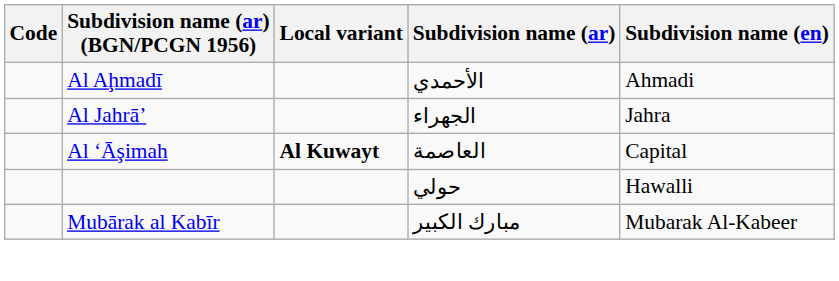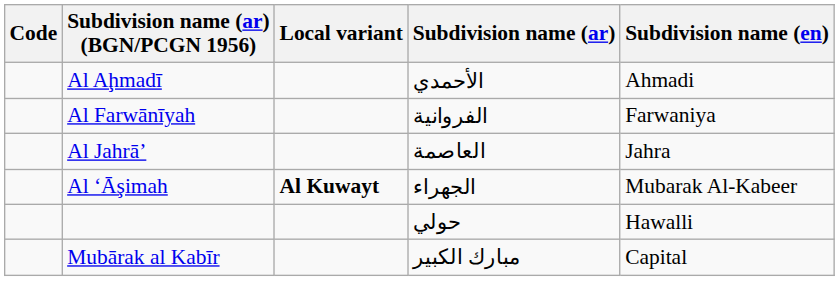+ row: (131, 115)
(444, 116) الجهراء -> (449, 151) العاصمة
(449, 151) العاصمة -> (444, 186) الجهراء
(656, 150) Capital -> (711, 186) Mubarak Al-Kabeer
(711, 221) Mubarak Al-Kabeer -> (656, 257) Capital
